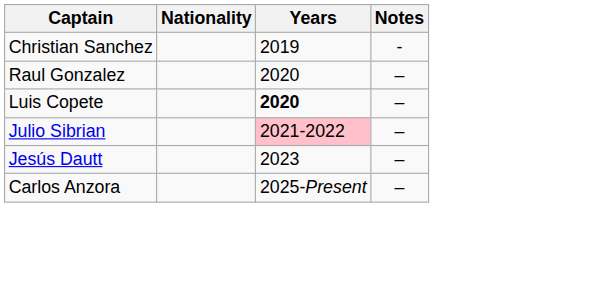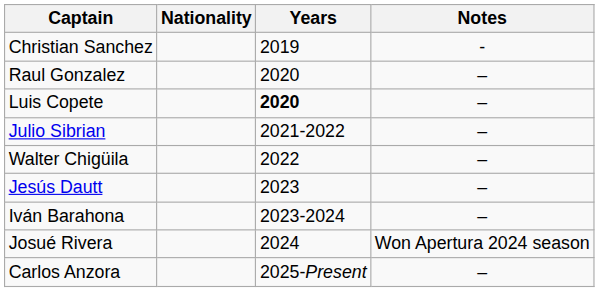(302, 131) pink background -> (302, 131) no background
+ row: (69, 159)
+ row: (66, 215)
+ row: (60, 243)
